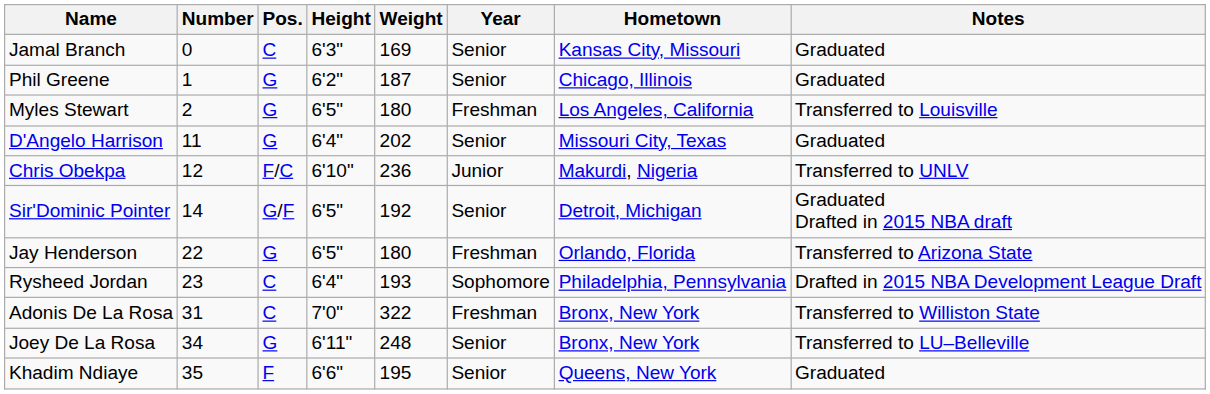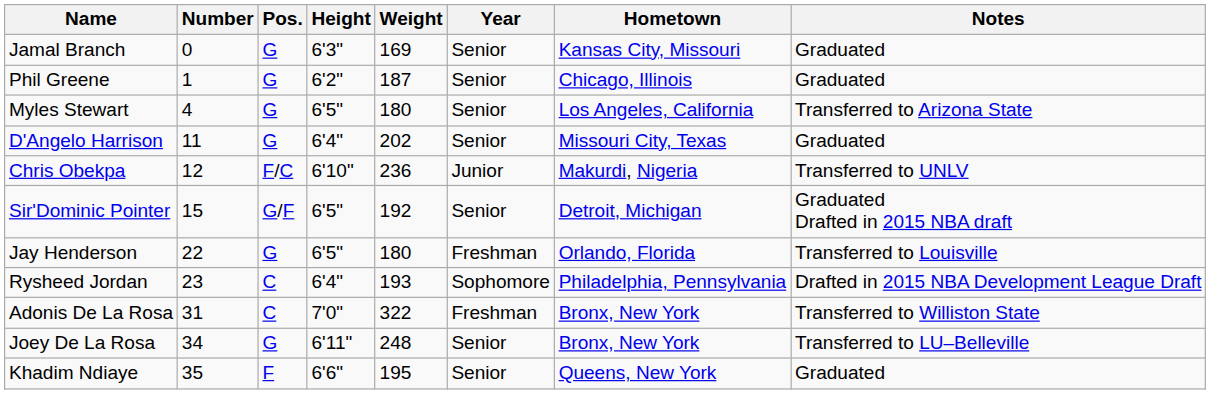(269, 49) C -> (270, 49) G
(187, 110) 2 -> (187, 110) 4
(494, 110) Freshman -> (479, 110) Senior
(896, 110) Transferred to Louisville -> (914, 110) Transferred to Arizona State
(192, 211) 14 -> (192, 211) 15
(914, 252) Transferred to Arizona State -> (896, 252) Transferred to Louisville
